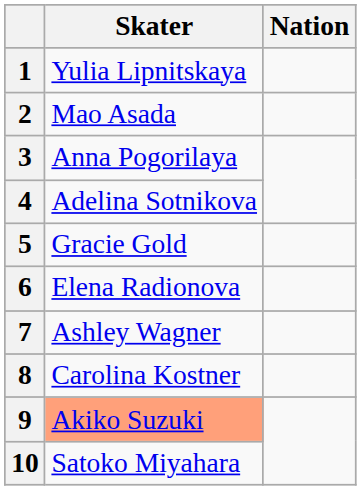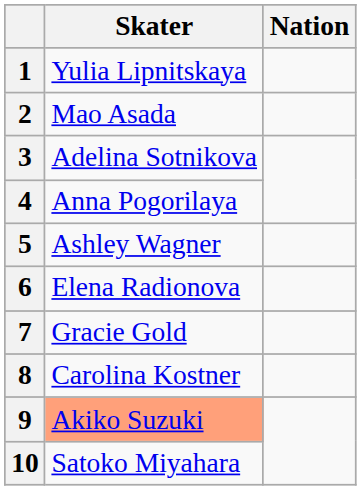(144, 157) Anna Pogorilaya -> (154, 157) Adelina Sotnikova
(154, 200) Adelina Sotnikova -> (144, 200) Anna Pogorilaya
(119, 244) Gracie Gold -> (136, 244) Ashley Wagner
(136, 331) Ashley Wagner -> (119, 331) Gracie Gold
